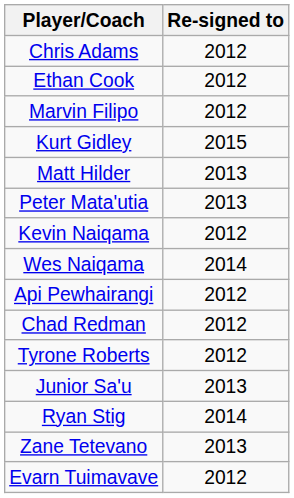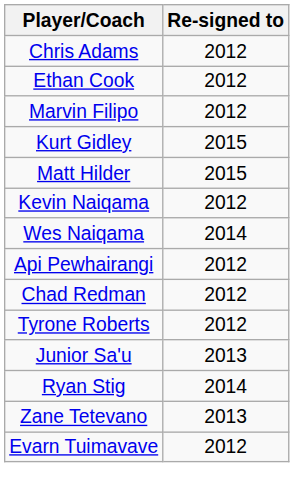(226, 173) 2013 -> (226, 173) 2015
- row: (84, 203)
